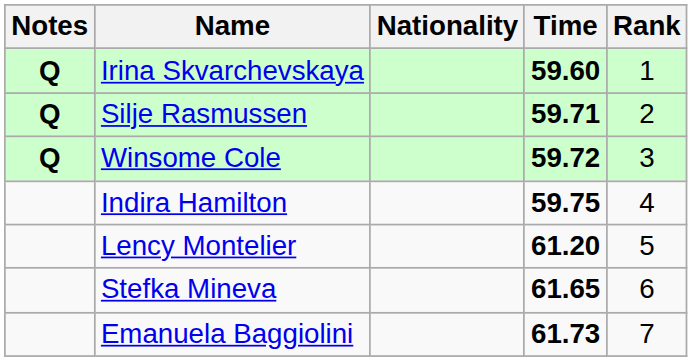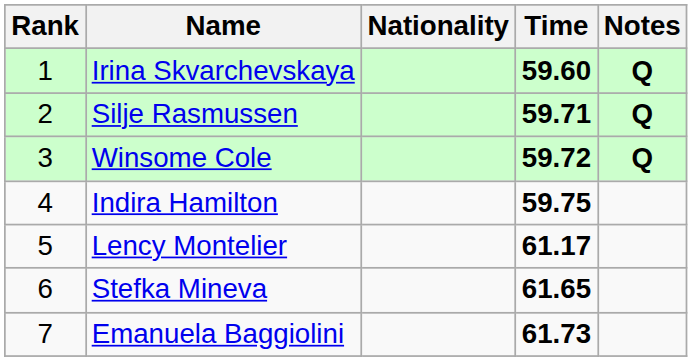columns swapped: (647, 26) <-> (50, 26)
(566, 245) 61.20 -> (556, 245) 61.17
